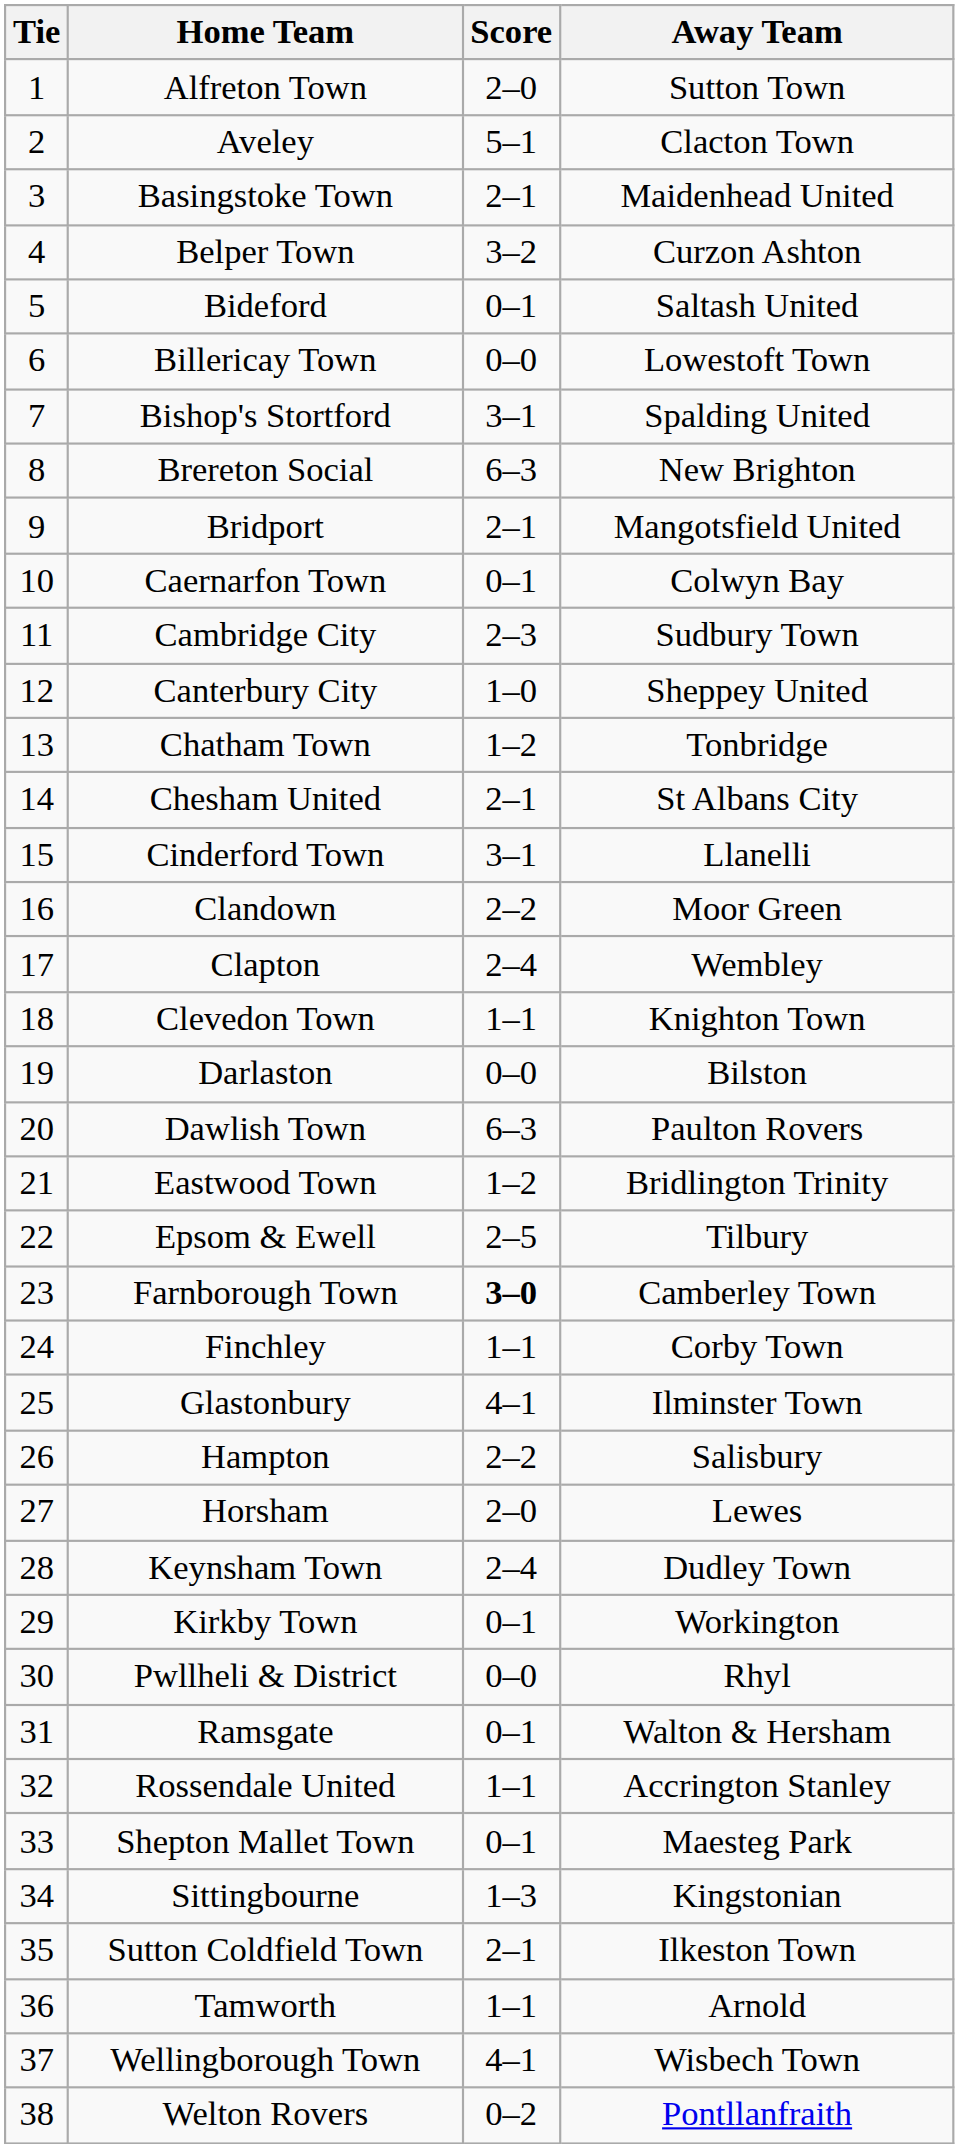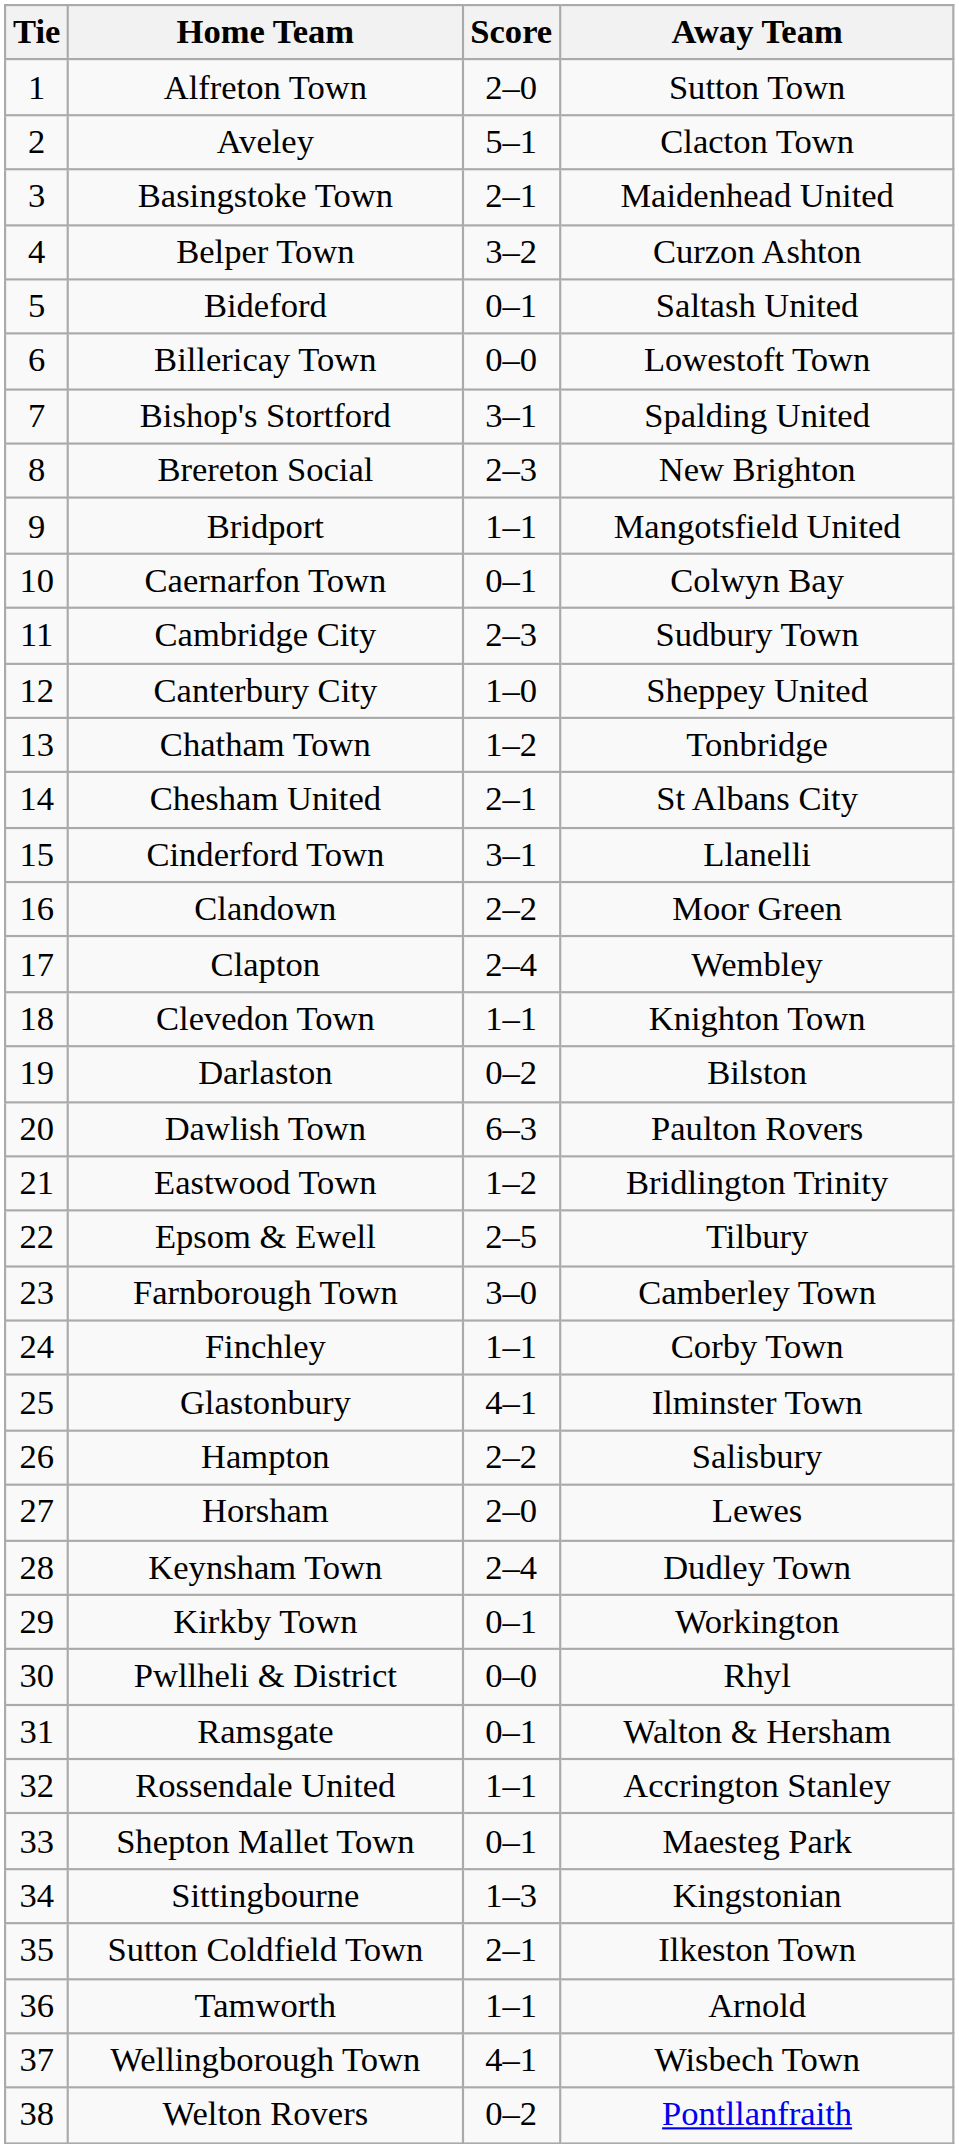(511, 470) 6–3 -> (511, 470) 2–3
(511, 525) 2–1 -> (511, 525) 1–1
(511, 1073) 0–0 -> (511, 1073) 0–2
(511, 1292) bold -> (511, 1292) normal
